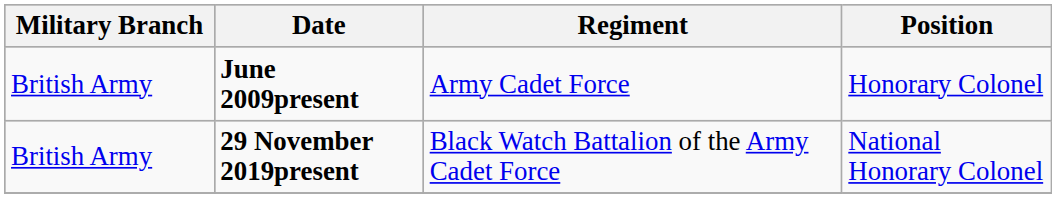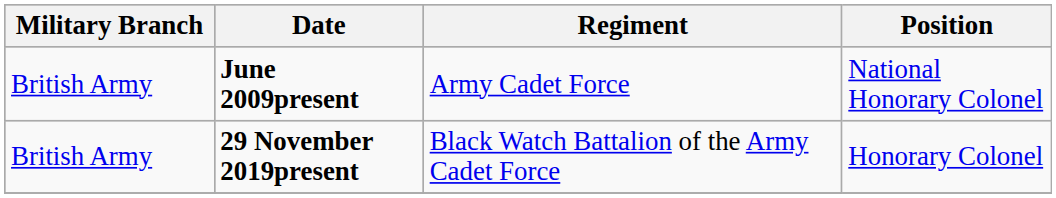(946, 83) Honorary Colonel -> (946, 83) National Honorary Colonel
(946, 156) National Honorary Colonel -> (946, 156) Honorary Colonel
